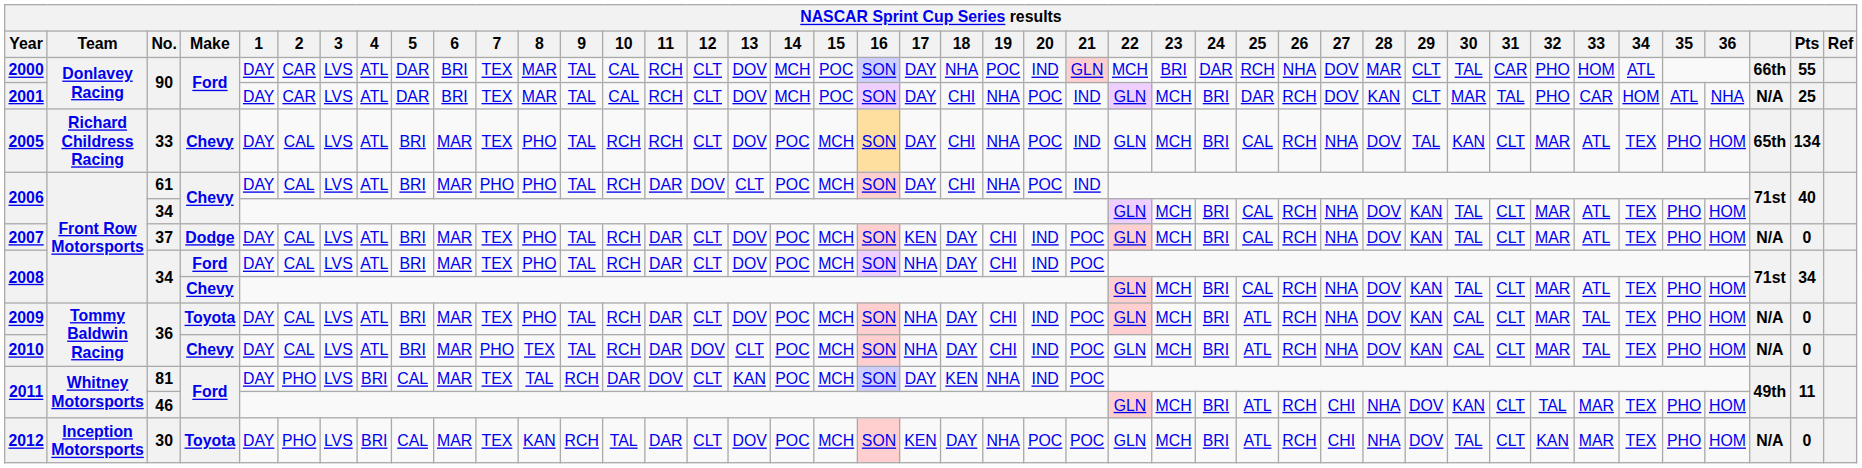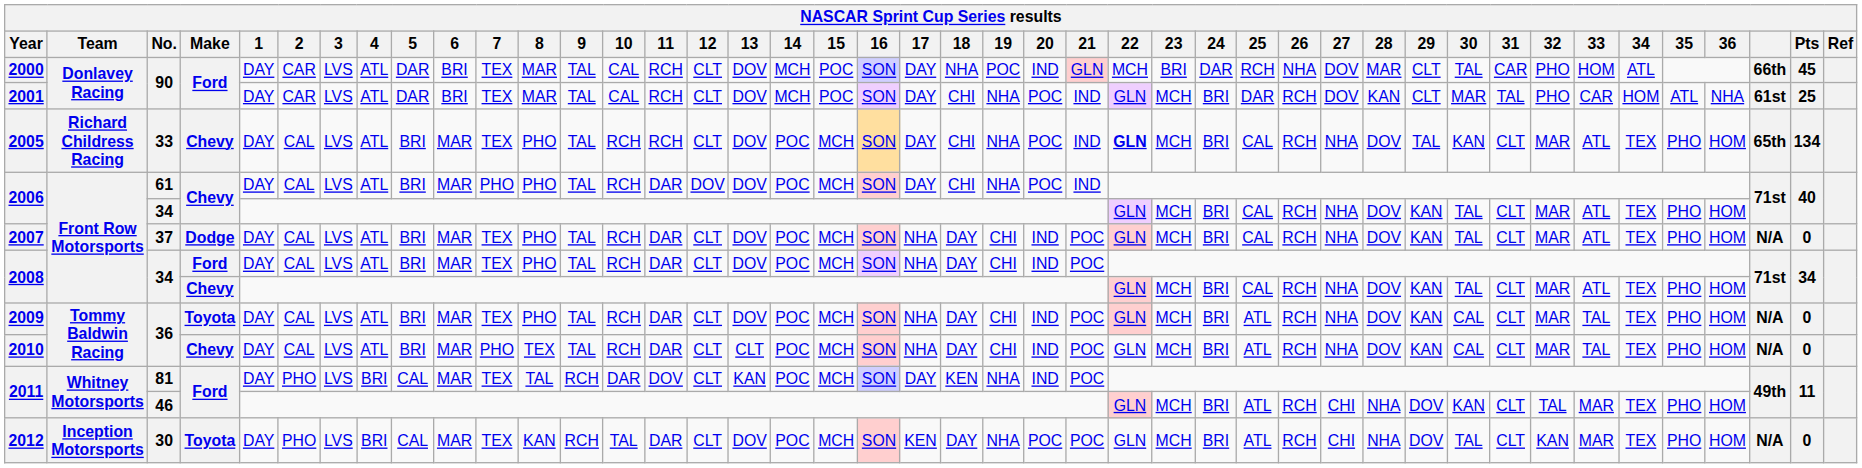(1807, 70) 55 -> (1807, 70) 45
(1770, 96) N/A -> (1770, 96) 61st
(1130, 141) normal -> (1130, 141) bold
(750, 185) CLT -> (750, 185) DOV
(921, 237) KEN -> (921, 237) NHA
(708, 350) DOV -> (708, 350) CLT
